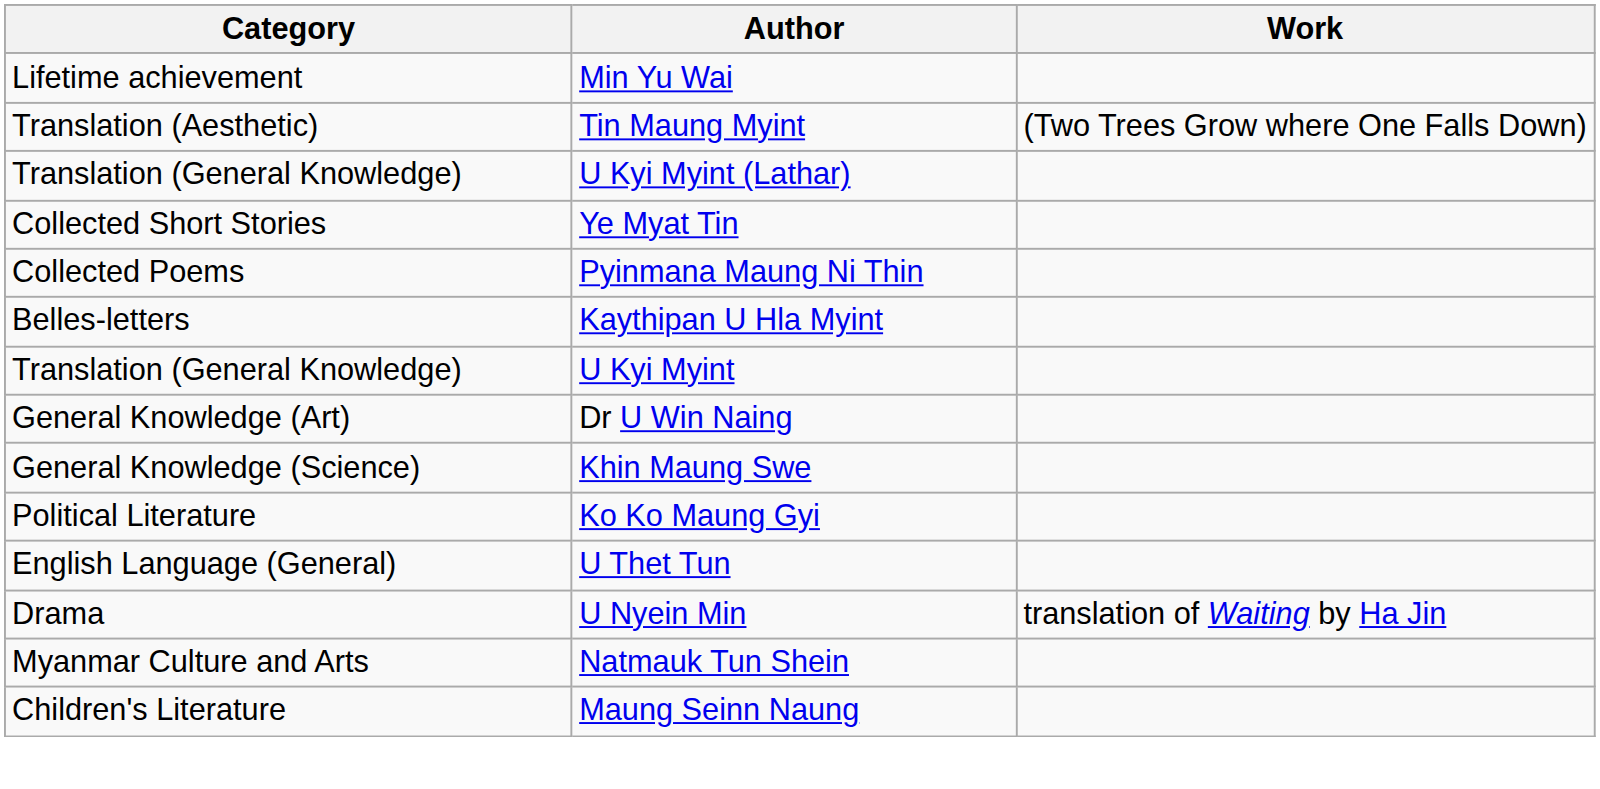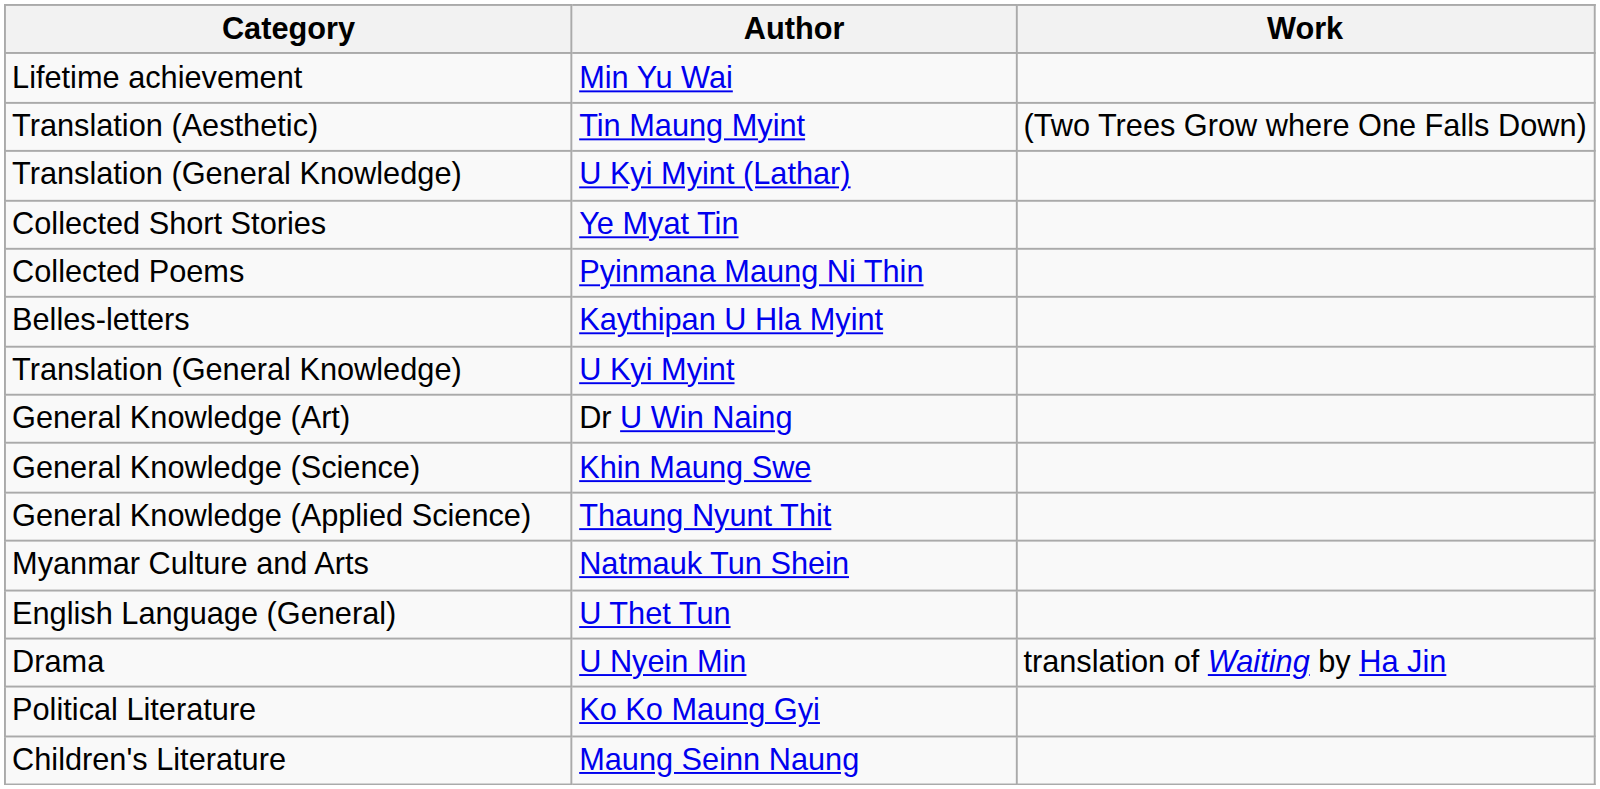+ row: (705, 516)
rows swapped: (700, 516) <-> (714, 662)
